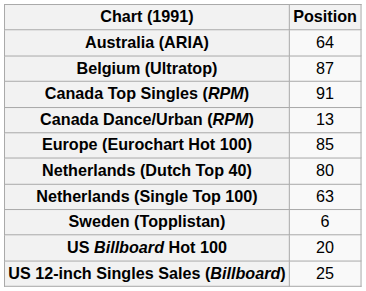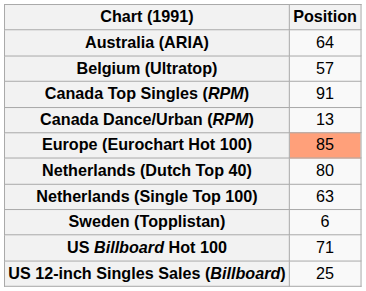(325, 68) 87 -> (325, 68) 57
(325, 145) no background -> (325, 145) lightsalmon background
(325, 247) 20 -> (325, 247) 71
